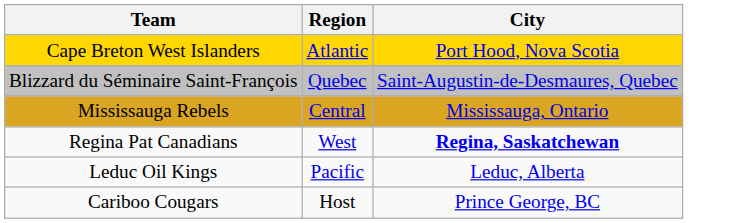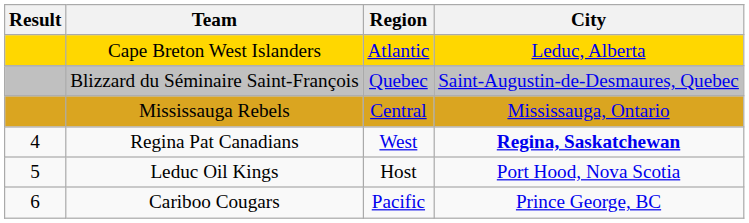+ column: (35, 19)
(527, 50) Port Hood, Nova Scotia -> (589, 50) Leduc, Alberta
(337, 171) Pacific -> (398, 171) Host
(527, 171) Leduc, Alberta -> (589, 171) Port Hood, Nova Scotia
(337, 202) Host -> (398, 202) Pacific
